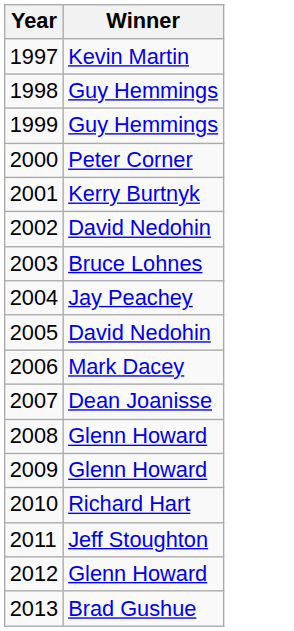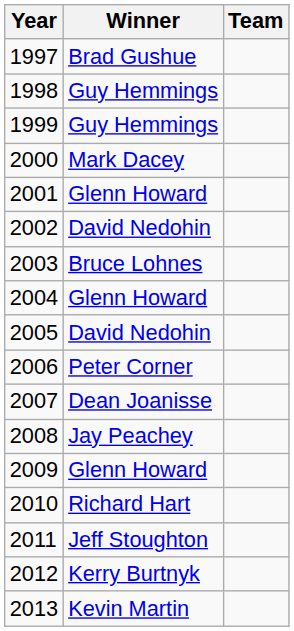+ column: (256, 21)
(129, 56) Kevin Martin -> (132, 56) Brad Gushue
(130, 159) Peter Corner -> (126, 159) Mark Dacey
(134, 194) Kerry Burtnyk -> (138, 194) Glenn Howard
(130, 297) Jay Peachey -> (138, 297) Glenn Howard
(126, 366) Mark Dacey -> (130, 366) Peter Corner
(138, 435) Glenn Howard -> (130, 435) Jay Peachey
(138, 573) Glenn Howard -> (134, 573) Kerry Burtnyk
(132, 608) Brad Gushue -> (129, 608) Kevin Martin
